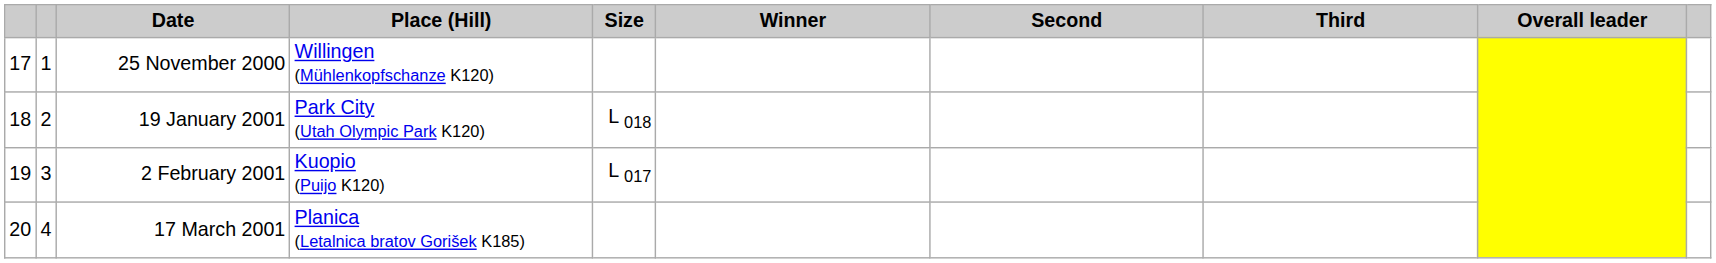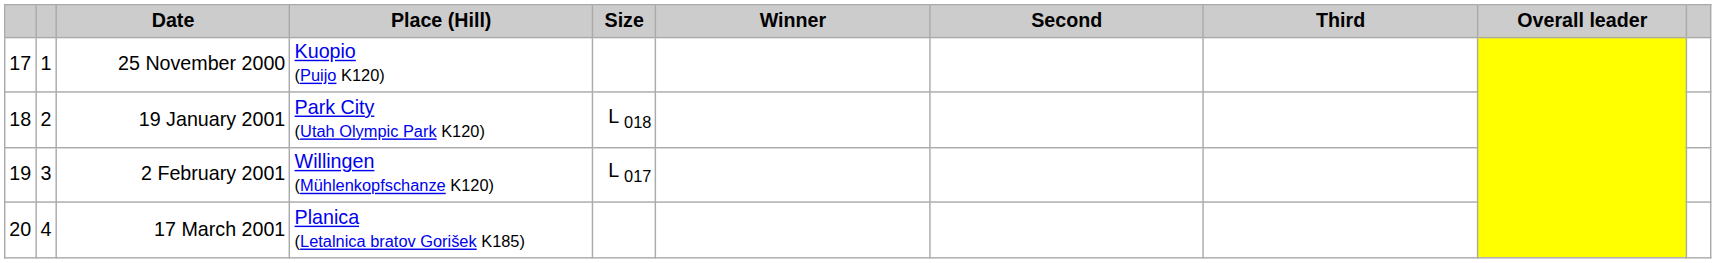(394, 63) Willingen (Mühlenkopfschanze K120) -> (340, 63) Kuopio (Puijo K120)
(340, 173) Kuopio (Puijo K120) -> (394, 173) Willingen (Mühlenkopfschanze K120)
